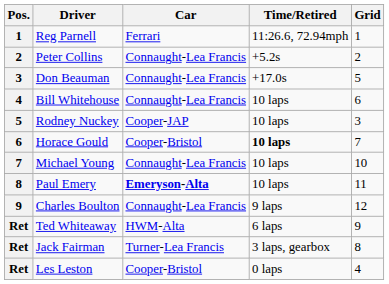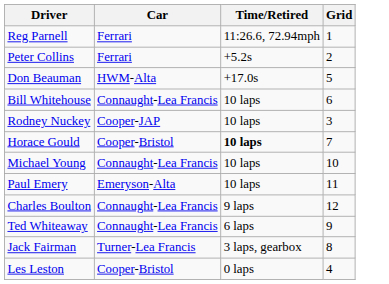- column: (19, 15)
(186, 57) Connaught-Lea Francis -> (114, 57) Ferrari
(186, 78) Connaught-Lea Francis -> (127, 78) HWM-Alta
(167, 184) bold -> (136, 184) normal
(155, 226) HWM-Alta -> (157, 226) Connaught-Lea Francis
